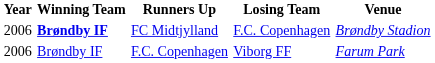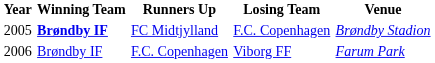(18, 30) 2006 -> (18, 30) 2005
